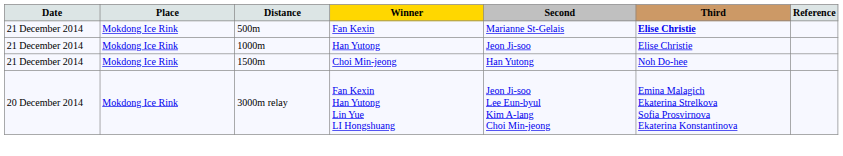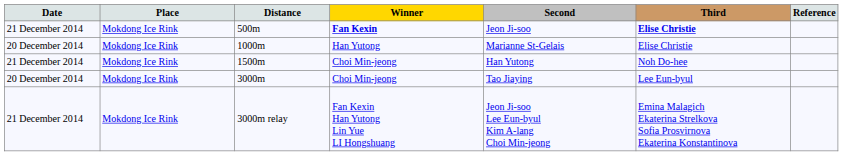(353, 29) normal -> (355, 29) bold
(525, 29) Marianne St-Gelais -> (508, 29) Jeon Ji-soo
(45, 45) 21 December 2014 -> (45, 45) 20 December 2014
(508, 45) Jeon Ji-soo -> (525, 45) Marianne St-Gelais
+ row: (251, 78)
(45, 102) 20 December 2014 -> (45, 119) 21 December 2014
